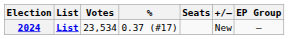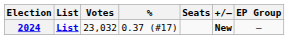(100, 27) 23,534 -> (100, 27) 23,032
(223, 27) normal -> (223, 27) bold
